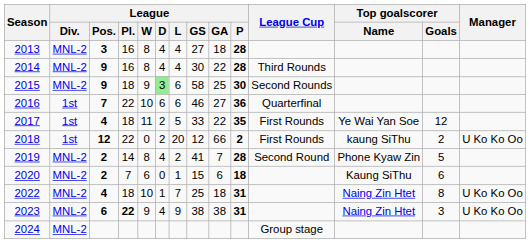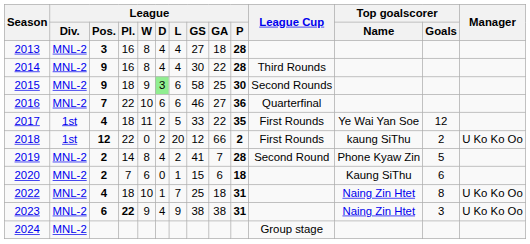(70, 103) 1st -> (70, 103) MNL-2
